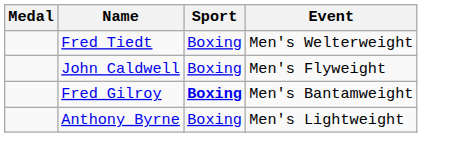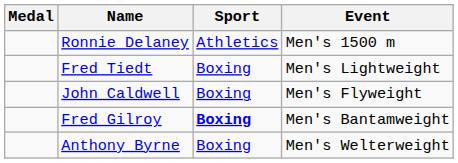+ row: (125, 43)
(331, 43) Men's Welterweight -> (363, 68) Men's Lightweight
(327, 119) Men's Lightweight -> (368, 145) Men's Welterweight
